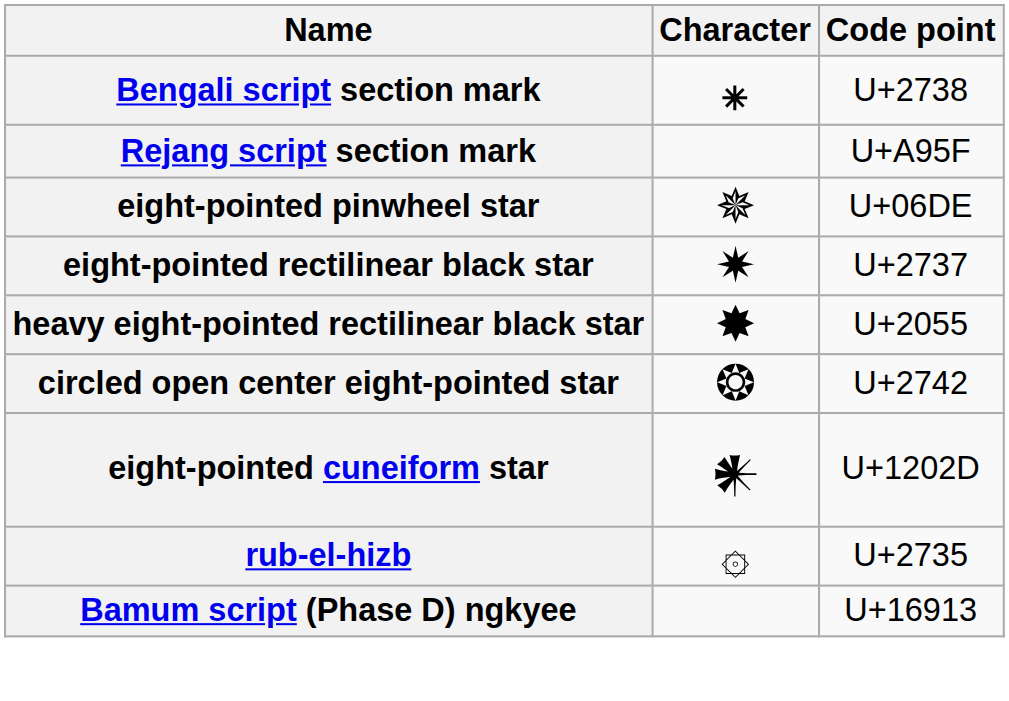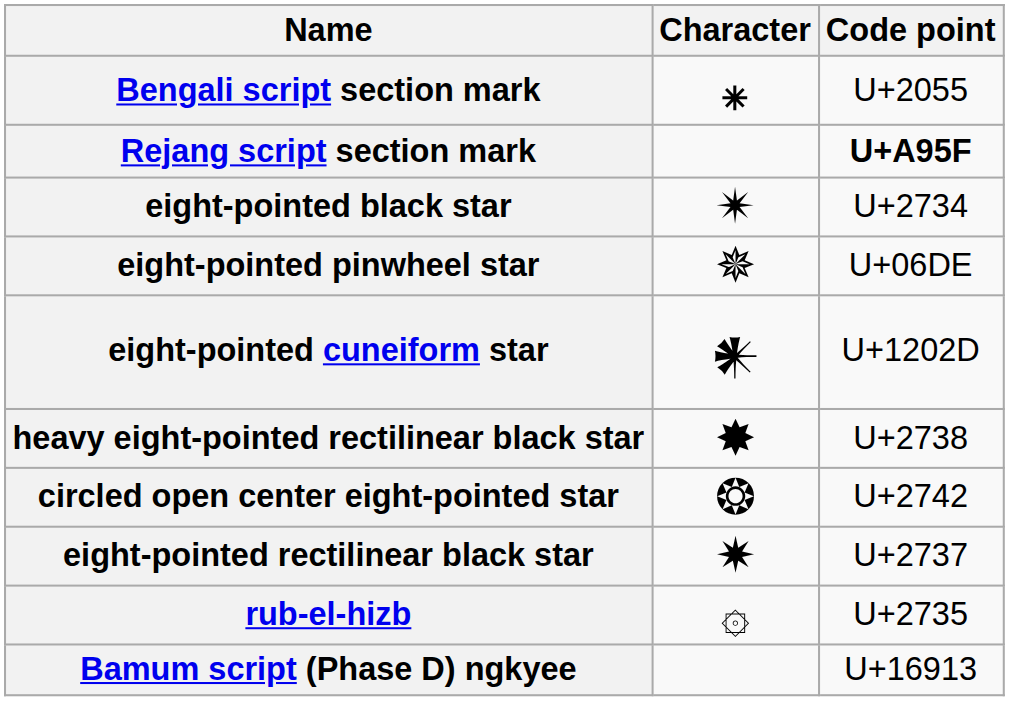(911, 90) U+2738 -> (911, 90) U+2055
(911, 150) normal -> (911, 150) bold
+ row: (328, 205)
rows swapped: (328, 264) <-> (328, 468)
(911, 323) U+2055 -> (911, 437) U+2738
